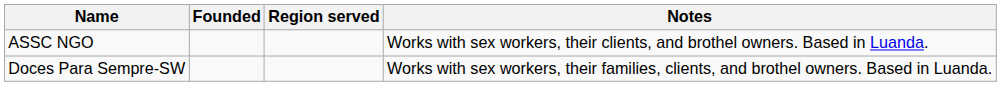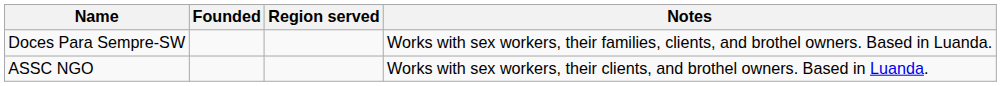rows swapped: (51, 42) <-> (97, 68)
